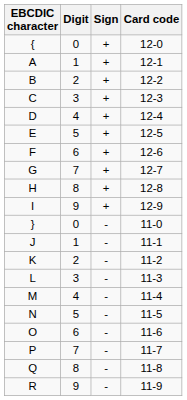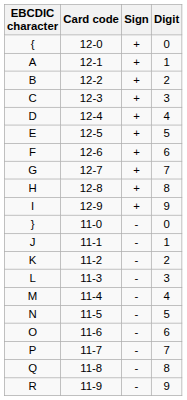columns swapped: (76, 19) <-> (151, 19)
